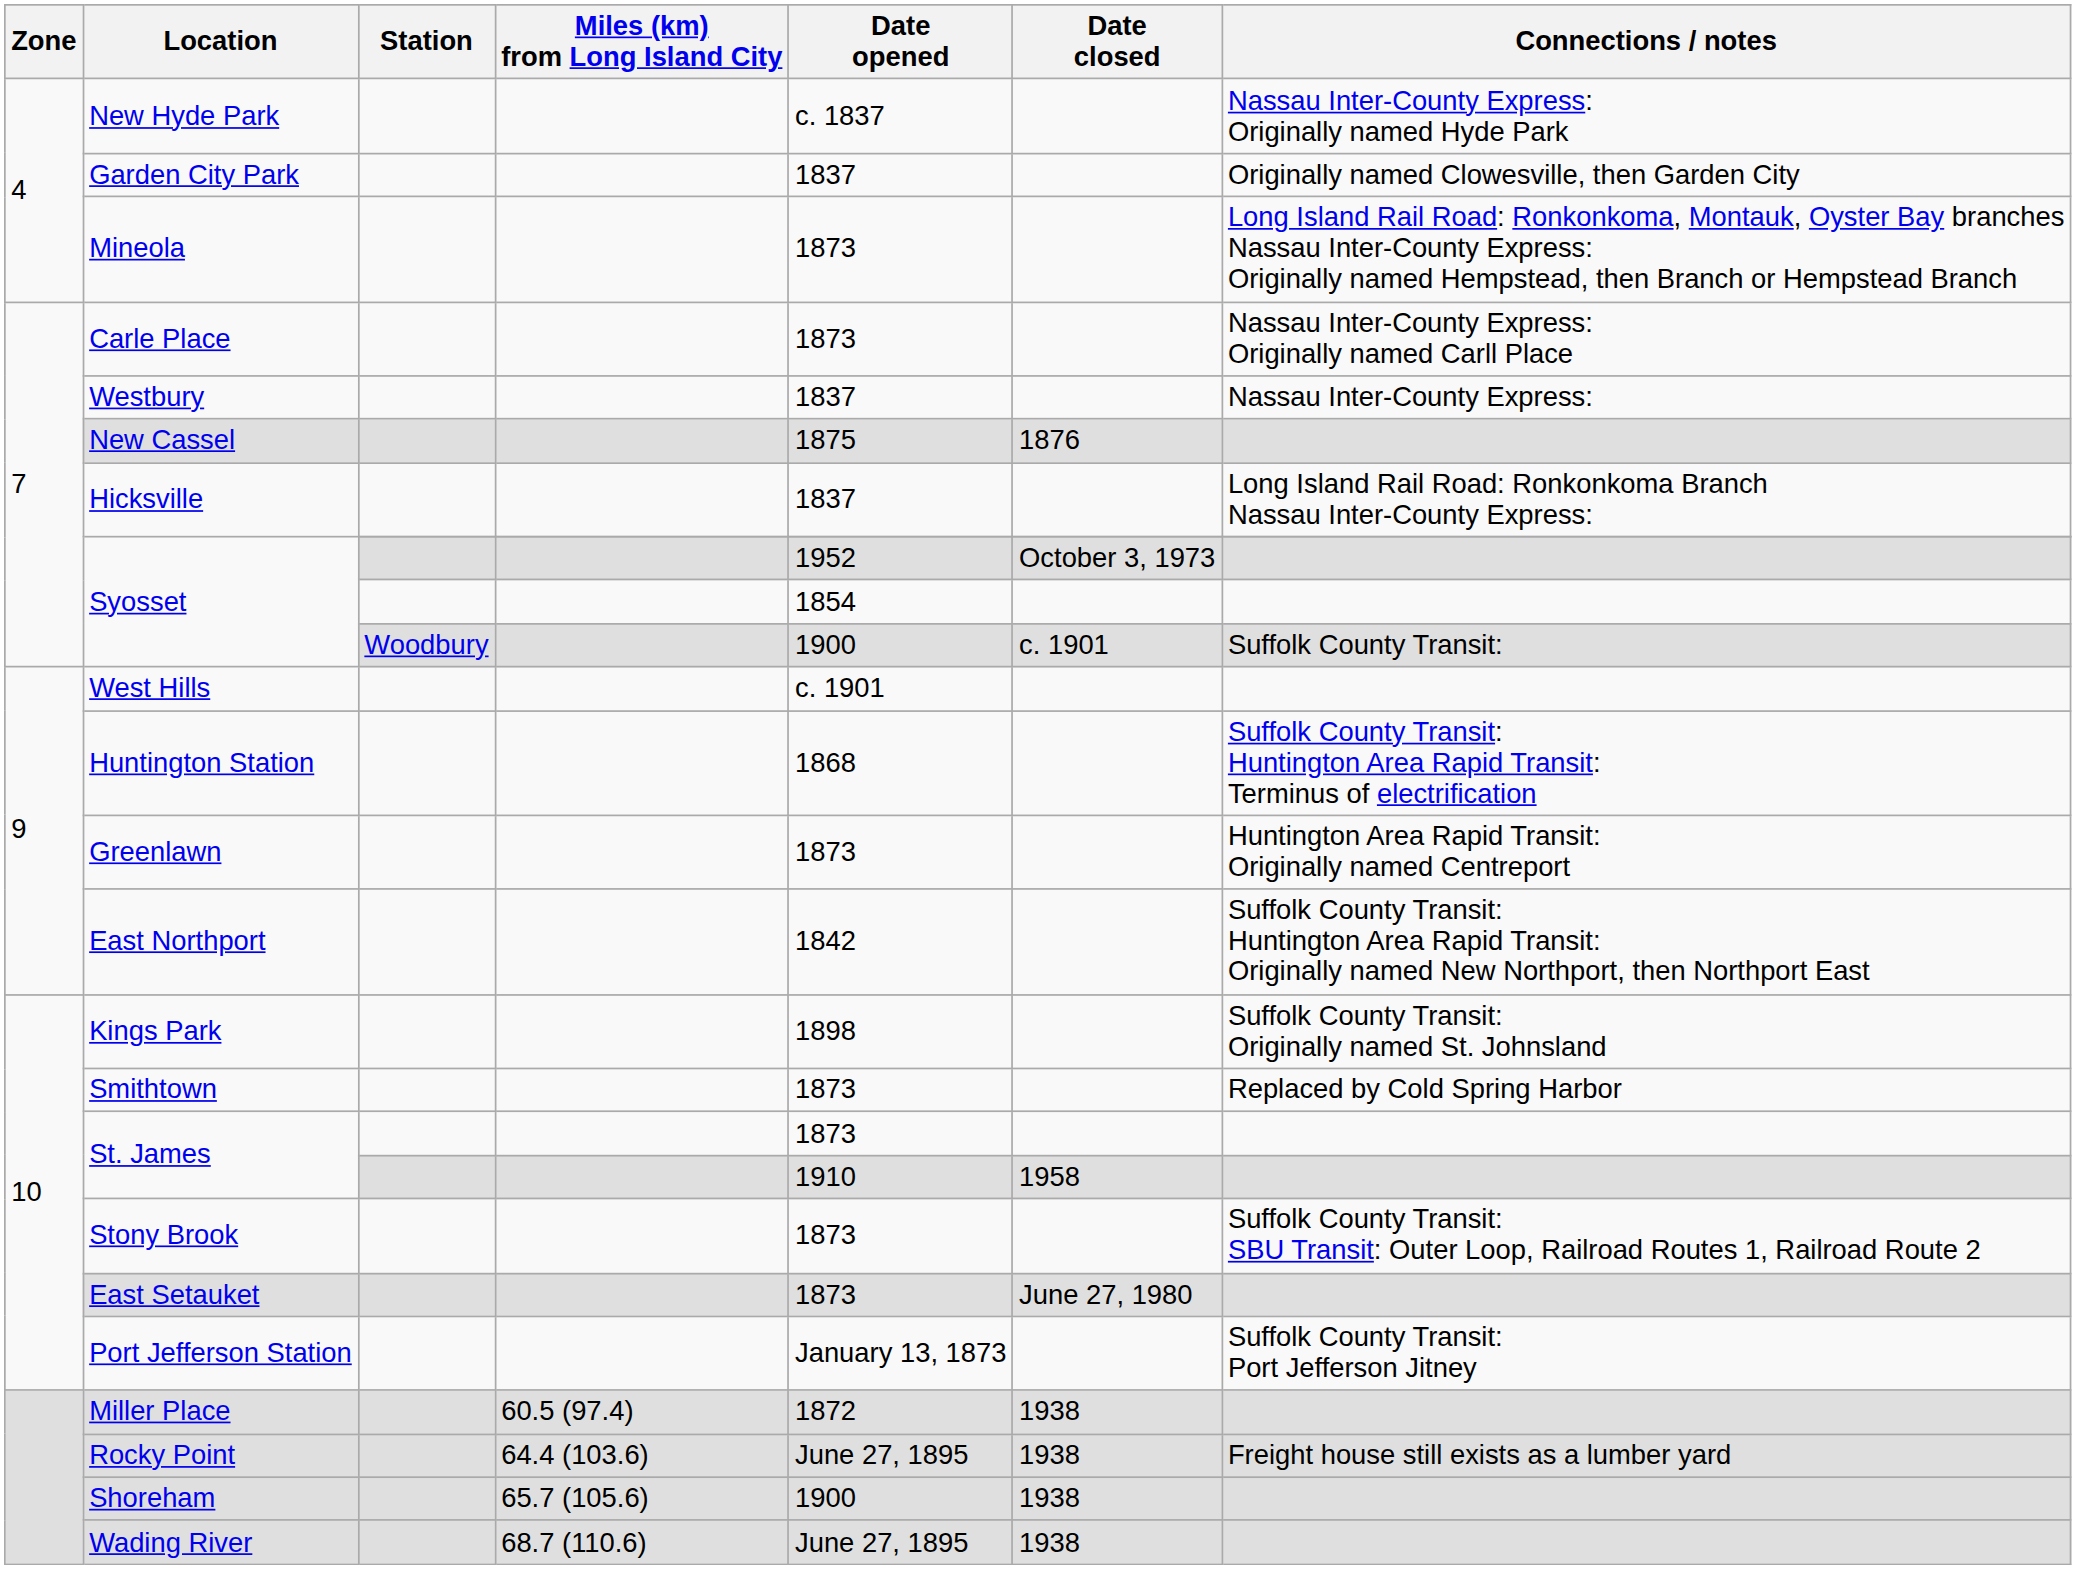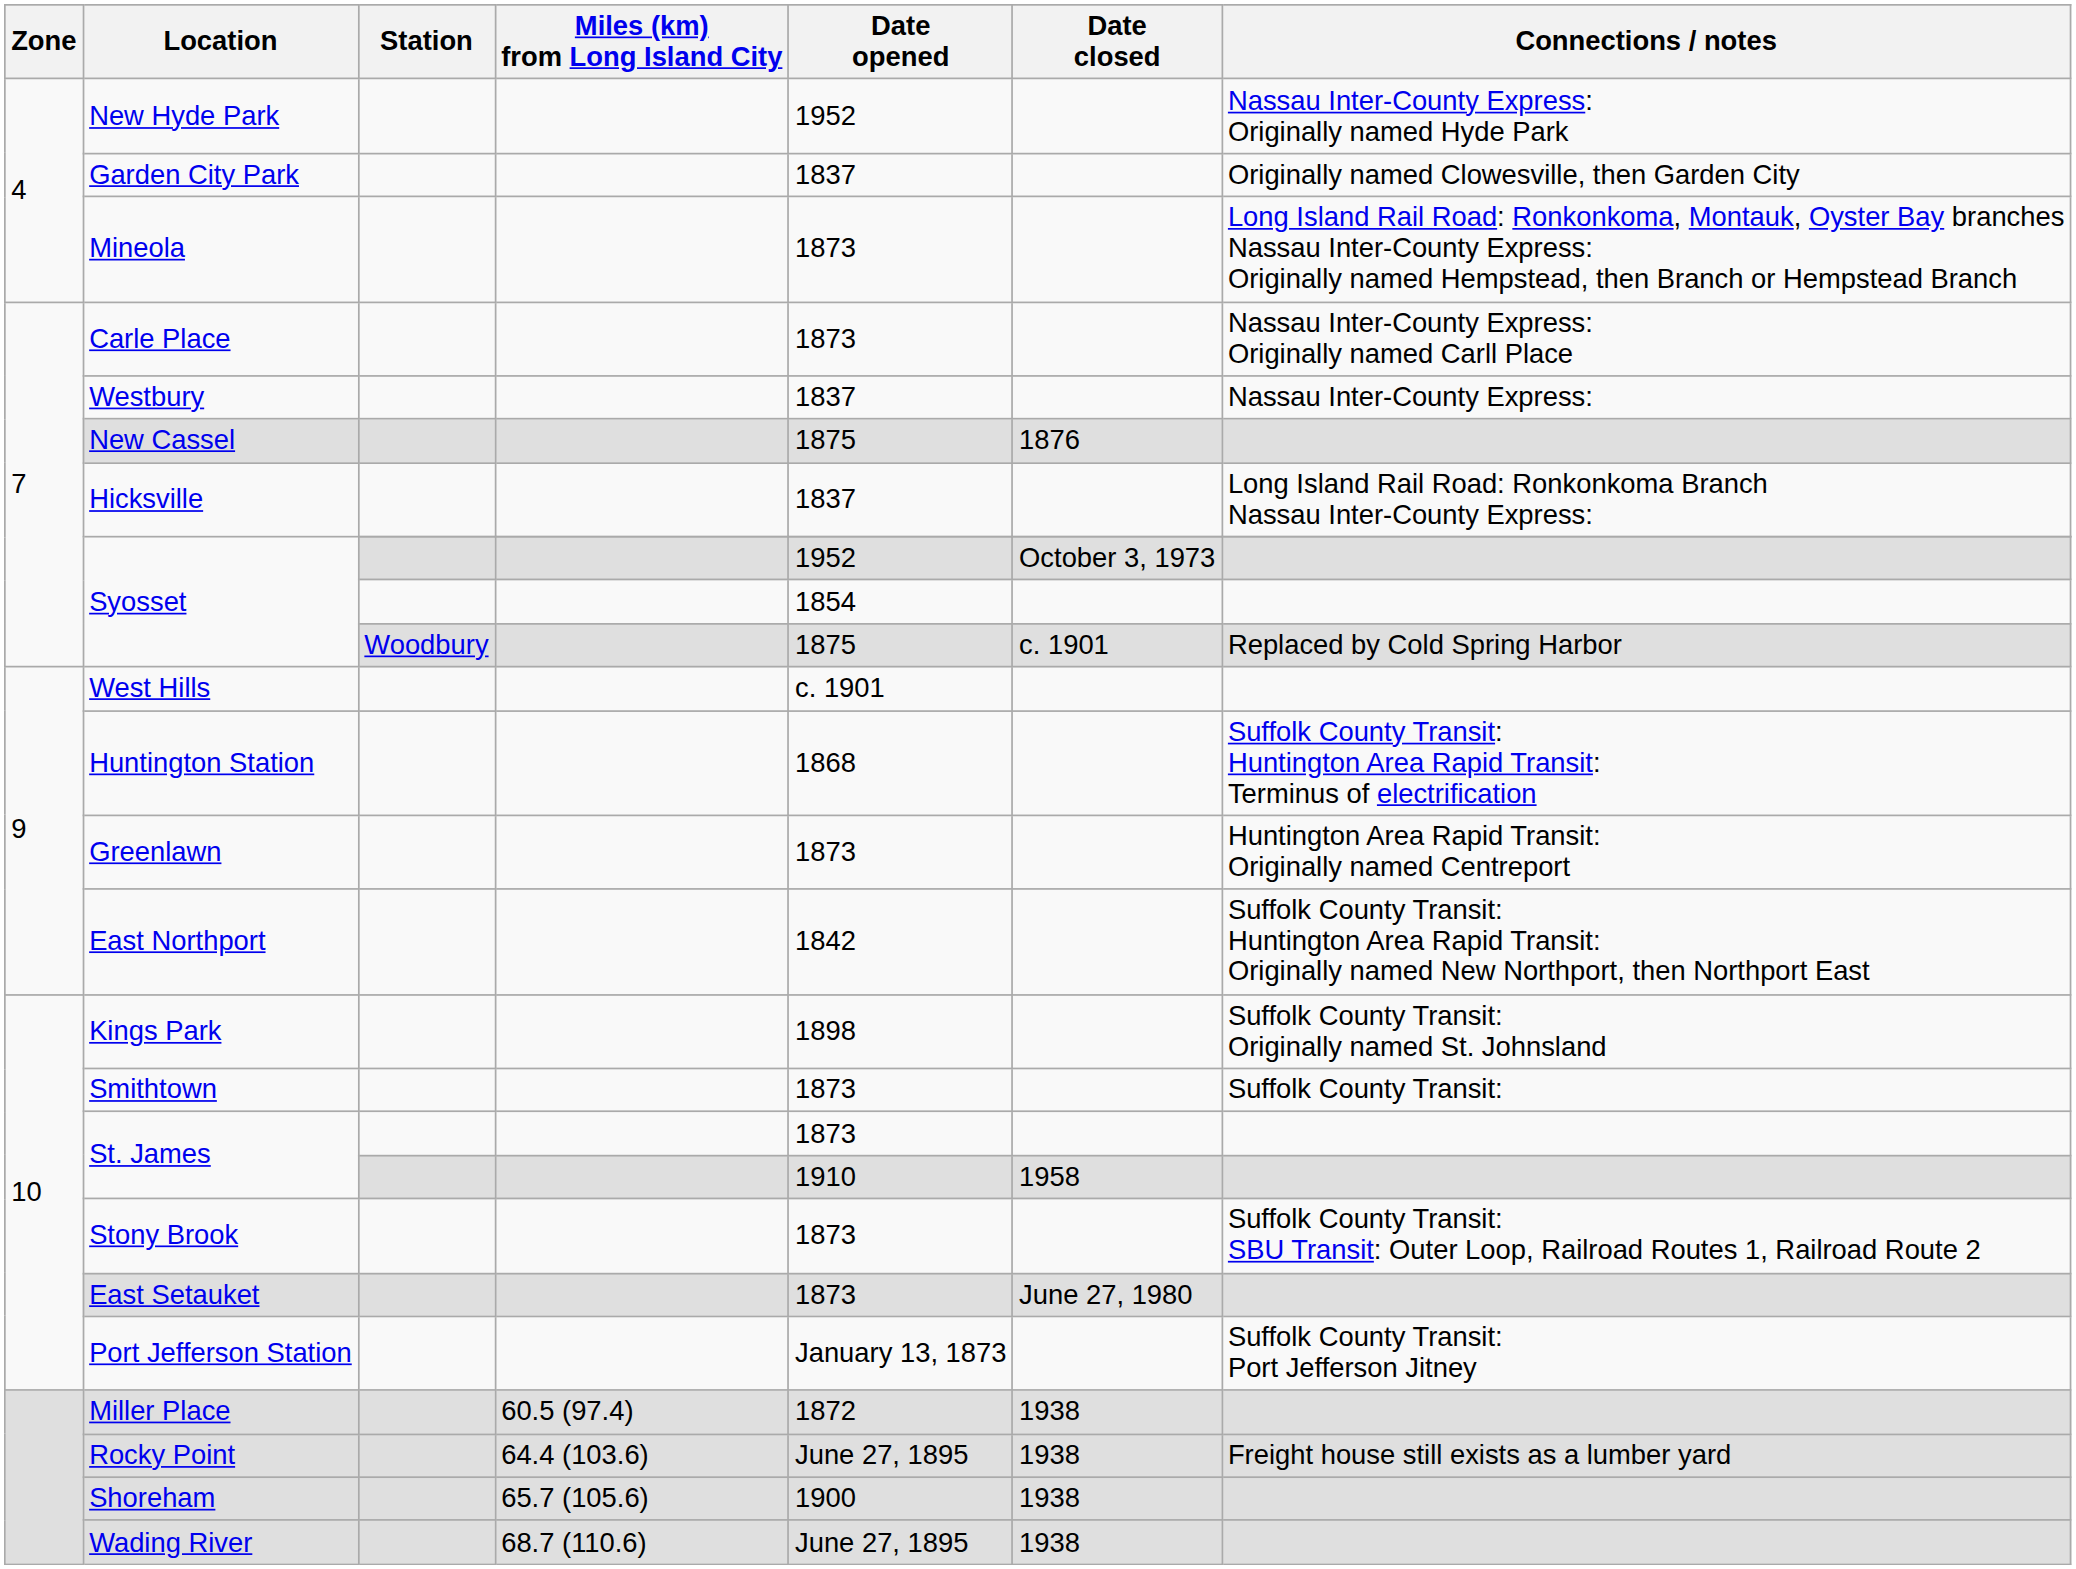(840, 115) c. 1837 -> (825, 115) 1952
(825, 644) 1900 -> (825, 644) 1875
(1365, 644) Suffolk County Transit: -> (1425, 644) Replaced by Cold Spring Harbor
(1425, 1089) Replaced by Cold Spring Harbor -> (1365, 1089) Suffolk County Transit:
